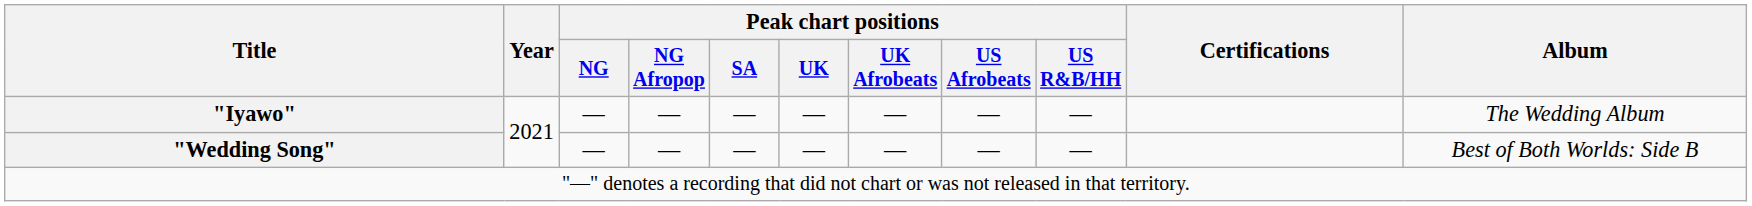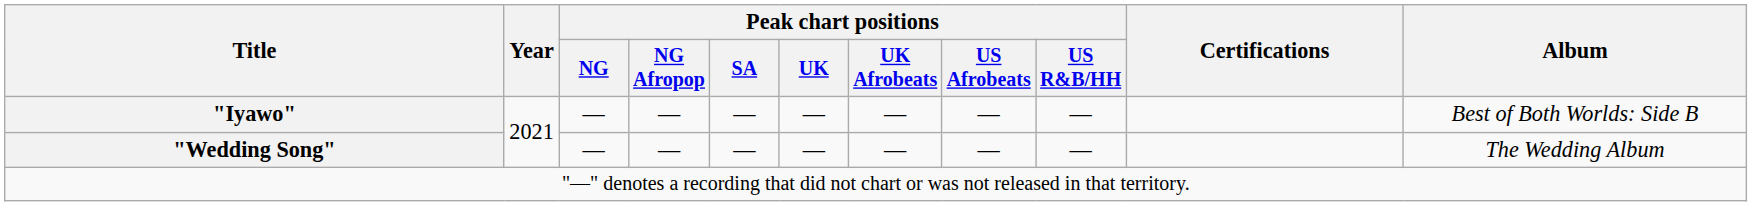(1575, 114) The Wedding Album -> (1575, 114) Best of Both Worlds: Side B
(1575, 149) Best of Both Worlds: Side B -> (1575, 149) The Wedding Album
